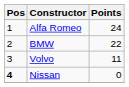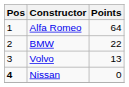(116, 27) 24 -> (116, 27) 64
(116, 59) 11 -> (116, 59) 13
